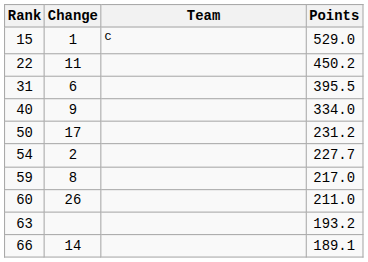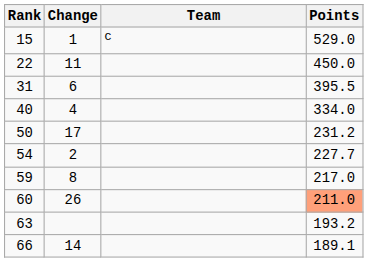(334, 65) 450.2 -> (334, 65) 450.0
(73, 110) 9 -> (73, 110) 4
(334, 201) no background -> (334, 201) lightsalmon background
